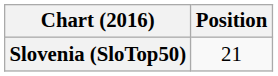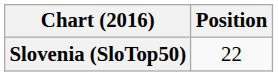(232, 53) 21 -> (232, 53) 22
